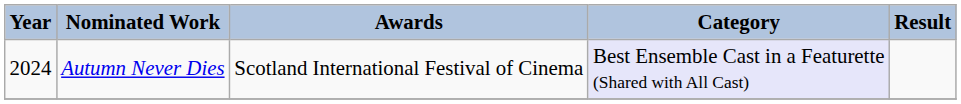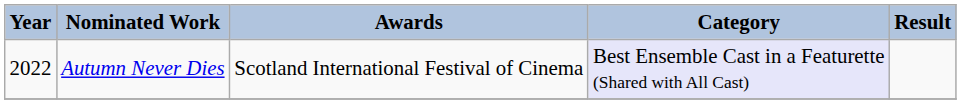(30, 68) 2024 -> (30, 68) 2022
